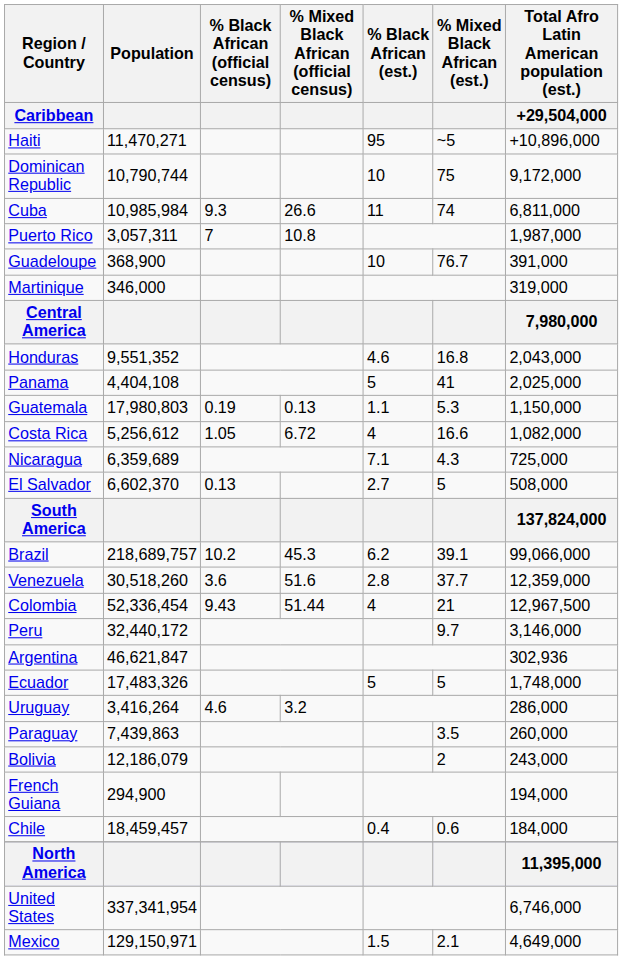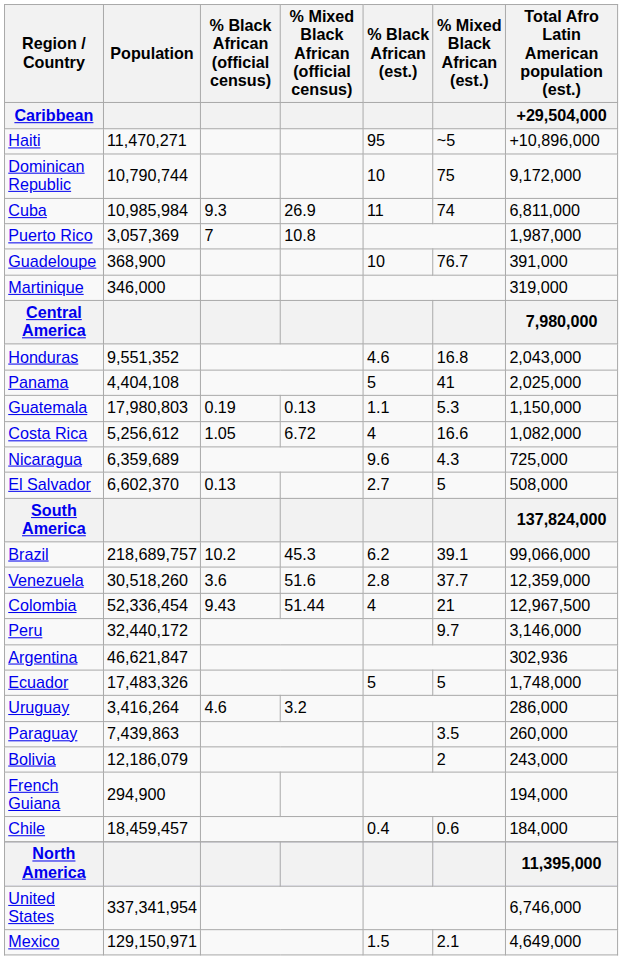(300, 210) 26.6 -> (300, 210) 26.9
(142, 236) 3,057,311 -> (143, 236) 3,057,369
(378, 459) 7.1 -> (378, 459) 9.6
